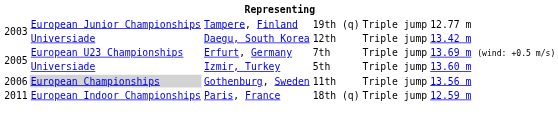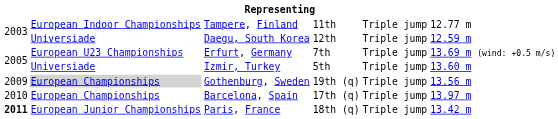(116, 24) European Junior Championships -> (116, 24) European Indoor Championships
(336, 24) 19th (q) -> (324, 24) 11th
(451, 38) 13.42 m -> (451, 38) 12.59 m
(16, 81) 2006 -> (16, 81) 2009
(324, 81) 11th -> (336, 81) 19th (q)
+ row: (251, 95)
(16, 95) normal -> (16, 110) bold
(116, 95) European Indoor Championships -> (116, 110) European Junior Championships
(451, 95) 12.59 m -> (451, 110) 13.42 m
